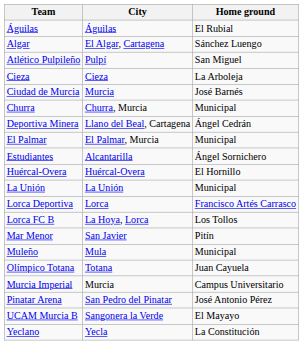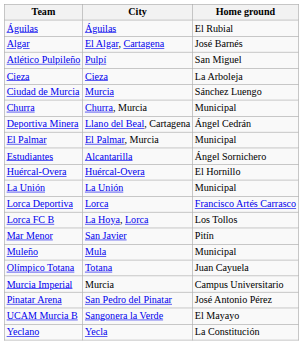(228, 44) Sánchez Luengo -> (219, 44) José Barnés
(219, 92) José Barnés -> (228, 92) Sánchez Luengo
